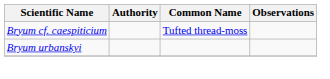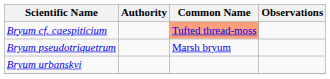(205, 30) no background -> (214, 30) lightsalmon background
+ row: (61, 47)
